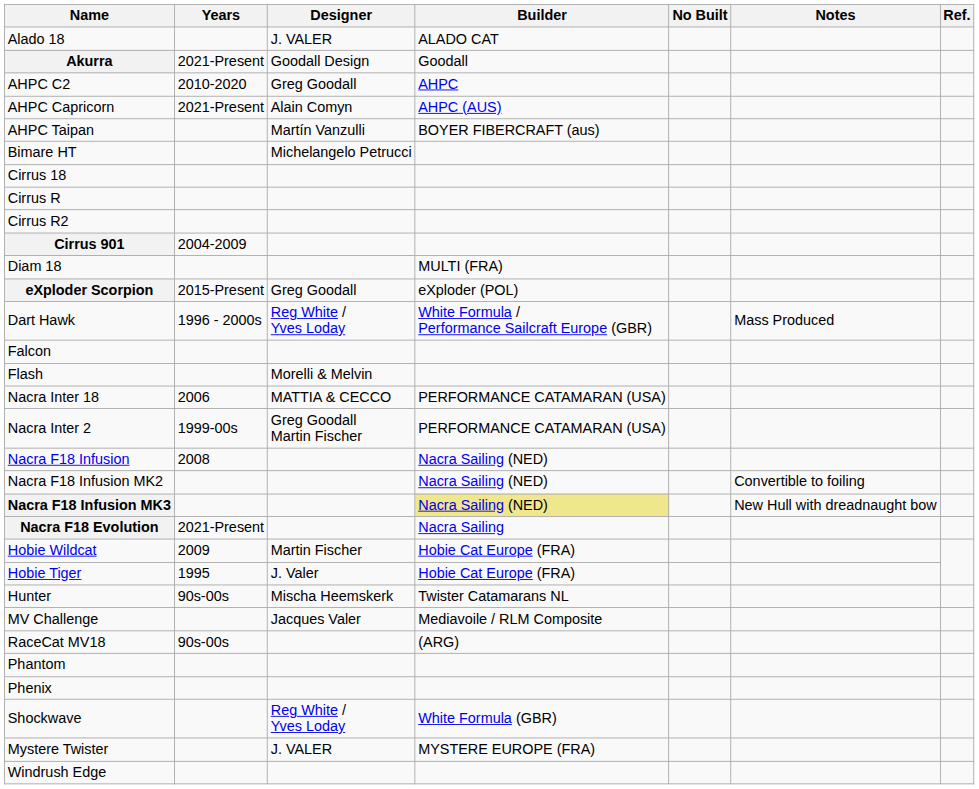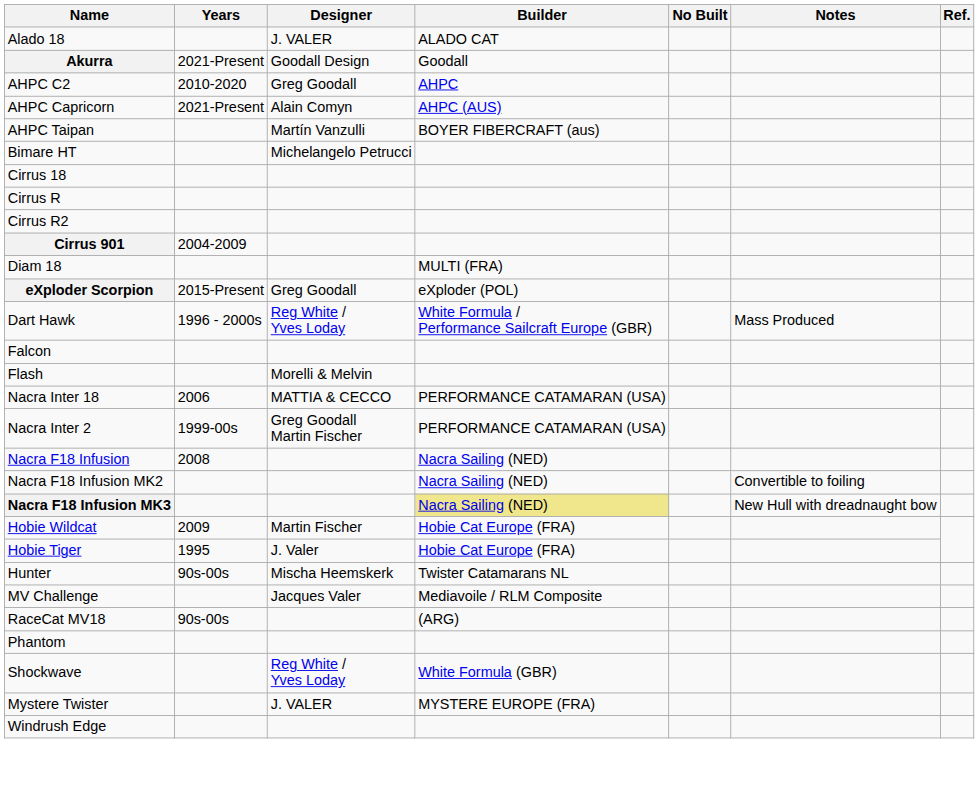- row: (89, 527)
- row: (30, 687)
